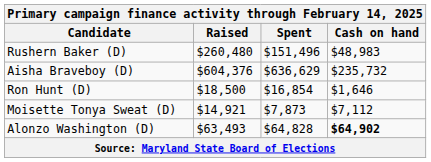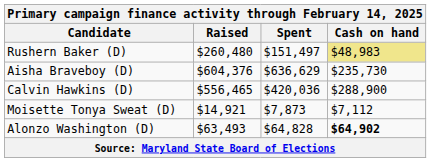(292, 52) $151,496 -> (292, 52) $151,497
(355, 52) no background -> (355, 52) khaki background
(359, 71) $235,732 -> (359, 71) $235,730
+ row: (71, 90)
- row: (49, 90)
